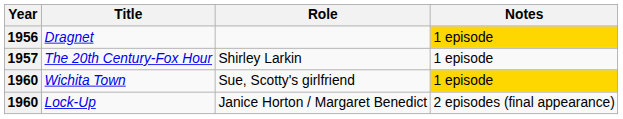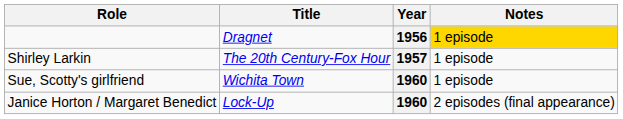columns swapped: (23, 15) <-> (323, 15)
(463, 80) gold background -> (463, 80) no background
